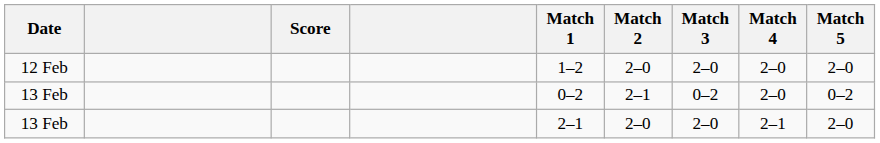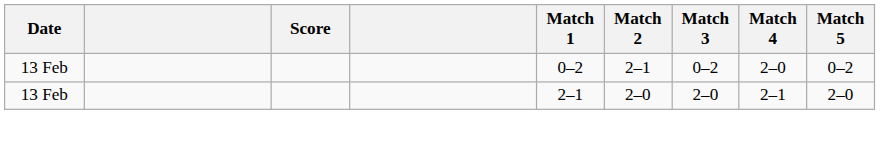- row: (44, 67)
